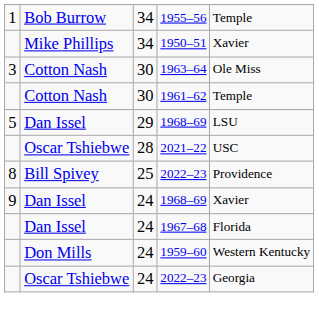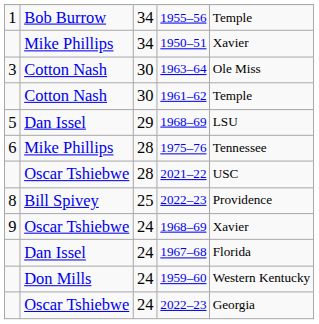+ row: (12, 148)
(55, 200) Dan Issel -> (77, 226) Oscar Tshiebwe
